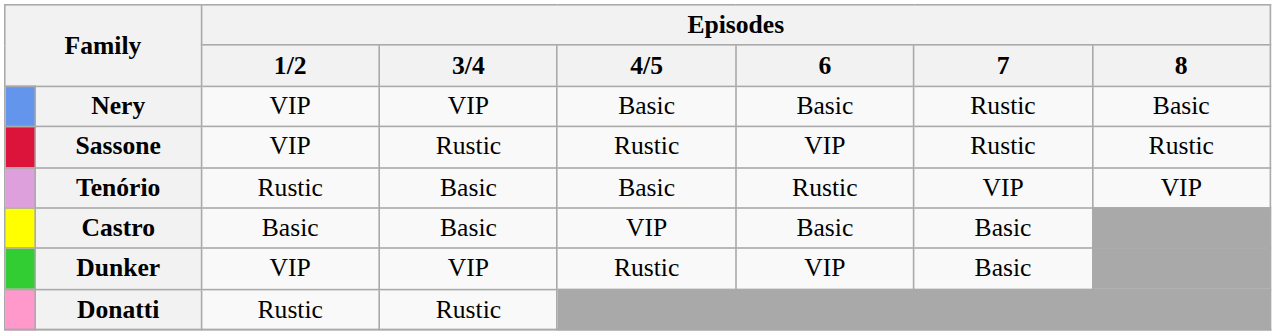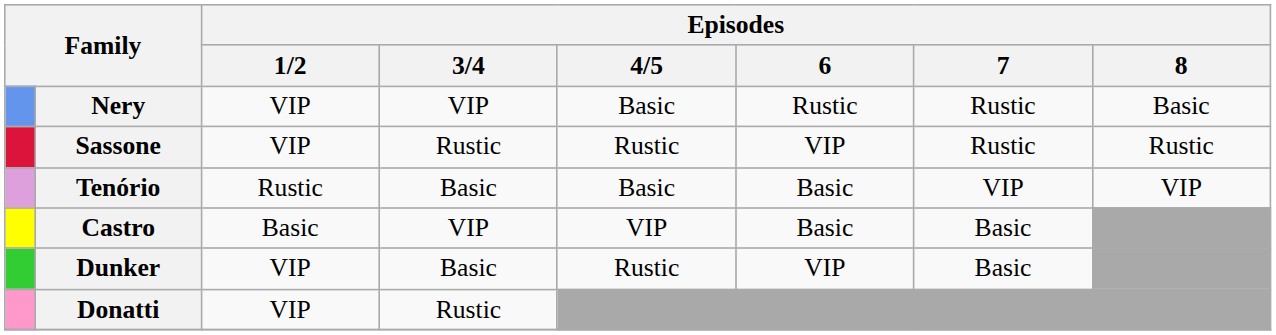(825, 106) Basic -> (825, 106) Rustic
(825, 187) Rustic -> (825, 187) Basic
(468, 227) Basic -> (468, 227) VIP
(468, 268) VIP -> (468, 268) Basic
(290, 308) Rustic -> (290, 308) VIP
